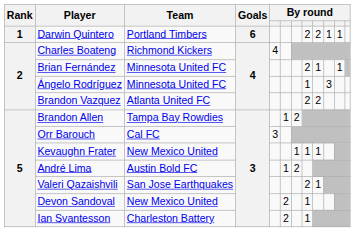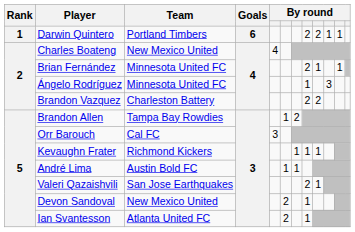(169, 51) Richmond Kickers -> (172, 51) New Mexico United
(169, 101) Atlanta United FC -> (171, 101) Charleston Battery
(172, 151) New Mexico United -> (169, 151) Richmond Kickers
(297, 168) 2 -> (297, 168) 1
(171, 218) Charleston Battery -> (169, 218) Atlanta United FC
